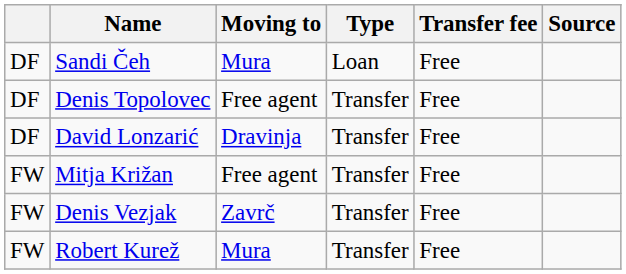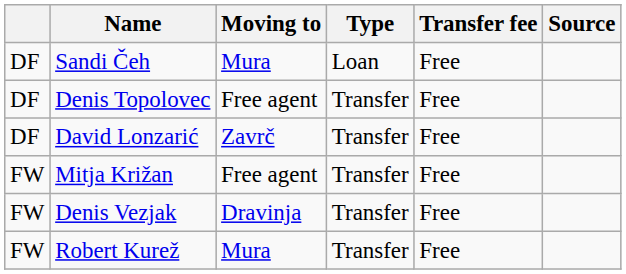(261, 137) Dravinja -> (248, 137) Zavrč
(248, 212) Zavrč -> (261, 212) Dravinja
